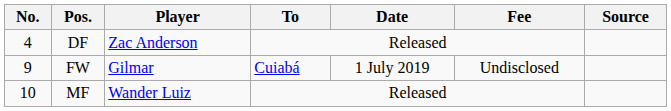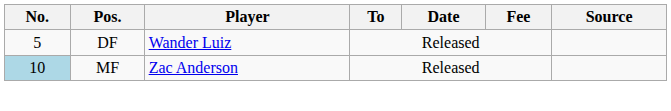(28, 42) 4 -> (37, 42) 5
(153, 42) Zac Anderson -> (190, 42) Wander Luiz
- row: (78, 67)
(28, 93) no background -> (37, 67) lightblue background
(150, 93) Wander Luiz -> (193, 67) Zac Anderson
